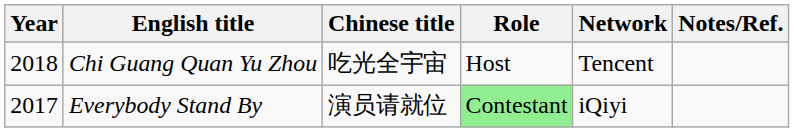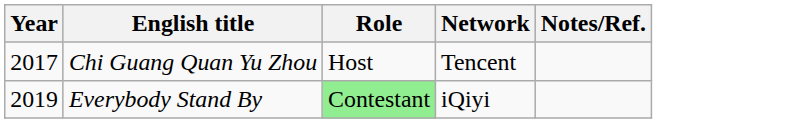- column: (391, 23)
(34, 63) 2018 -> (34, 61) 2017
(34, 105) 2017 -> (34, 99) 2019
